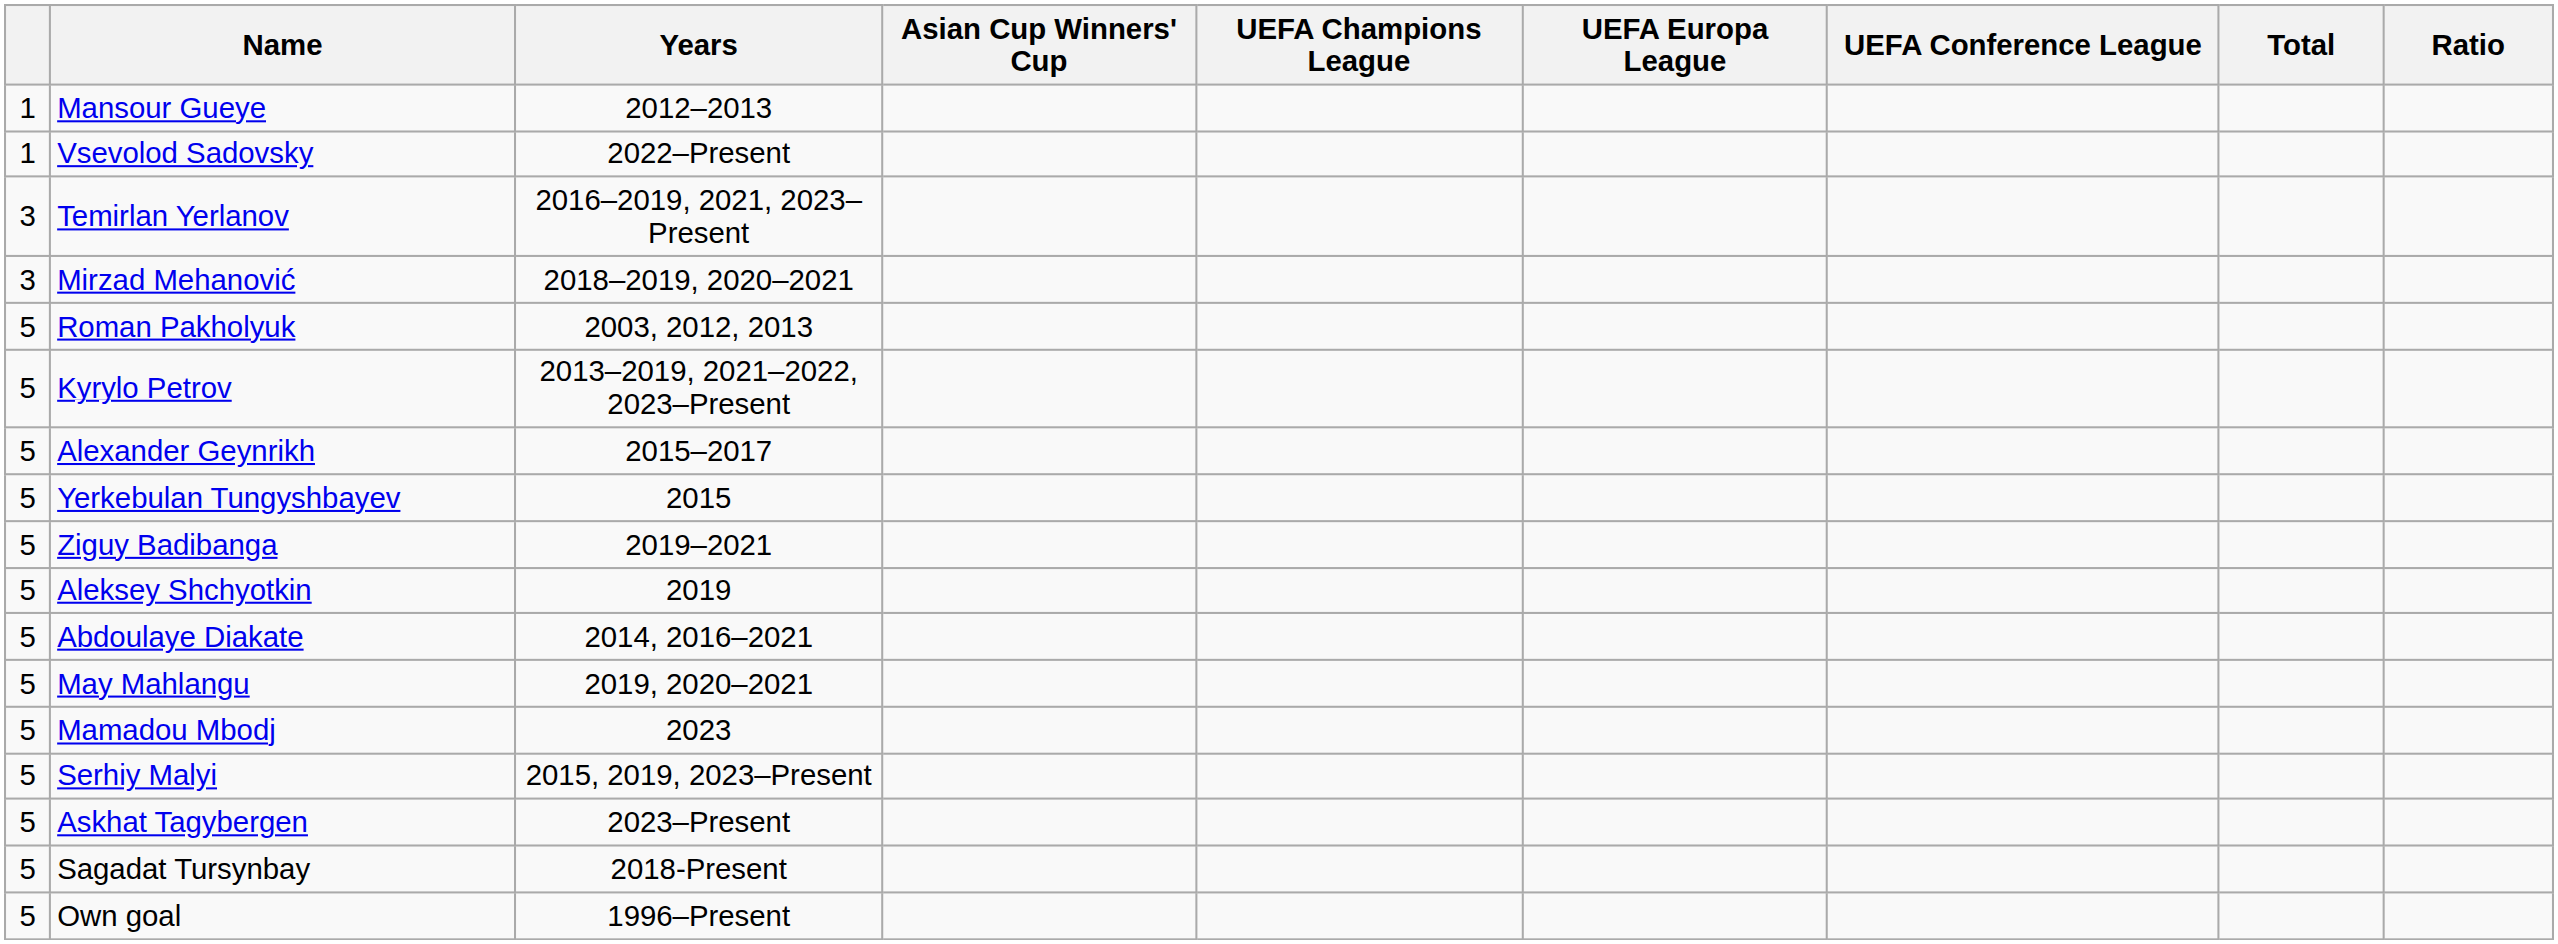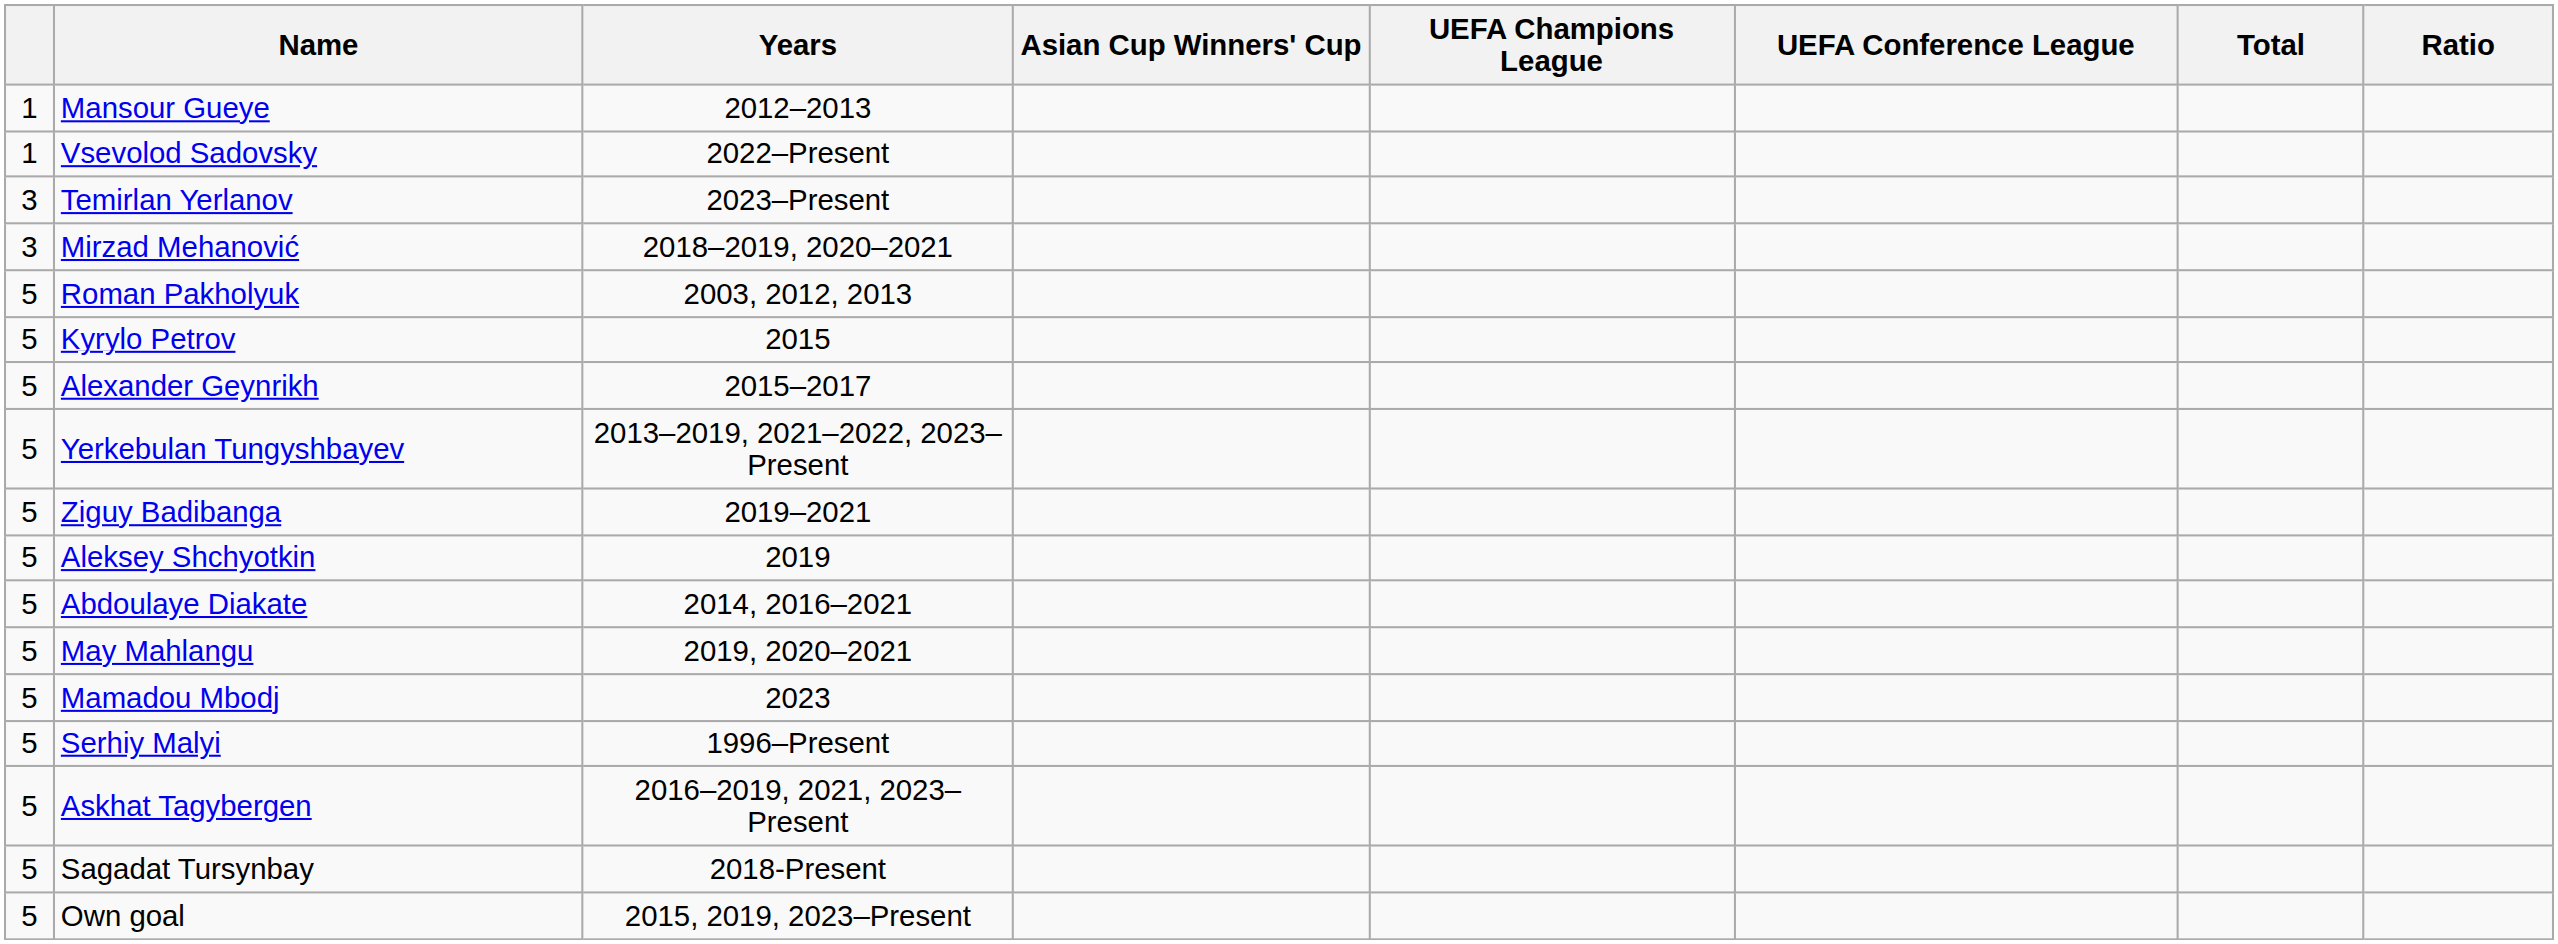- column: (1675, 45)
(699, 217) 2016–2019, 2021, 2023–Present -> (798, 200) 2023–Present
(699, 389) 2013–2019, 2021–2022, 2023–Present -> (798, 340) 2015
(699, 498) 2015 -> (798, 449) 2013–2019, 2021–2022, 2023–Present
(699, 776) 2015, 2019, 2023–Present -> (798, 744) 1996–Present
(699, 823) 2023–Present -> (798, 806) 2016–2019, 2021, 2023–Present
(699, 916) 1996–Present -> (798, 916) 2015, 2019, 2023–Present
